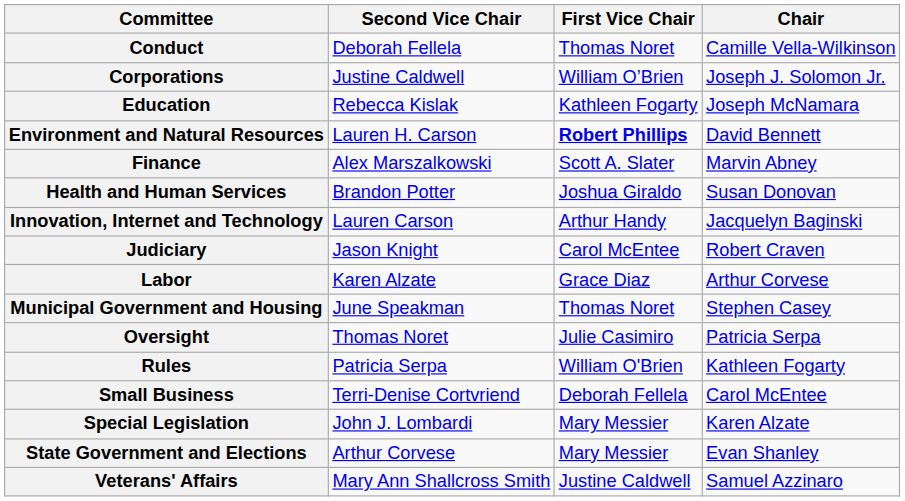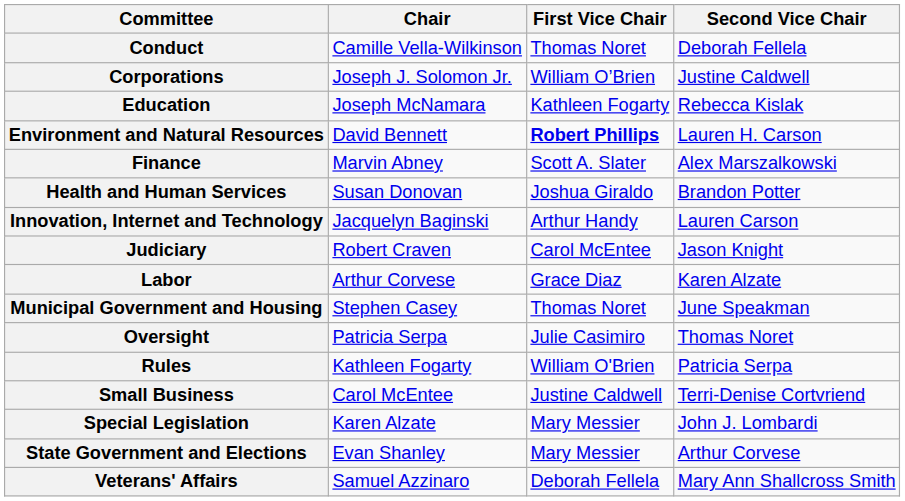columns swapped: (801, 18) <-> (441, 18)
(623, 395) Deborah Fellela -> (596, 395) Justine Caldwell
(625, 481) Justine Caldwell -> (595, 481) Deborah Fellela
